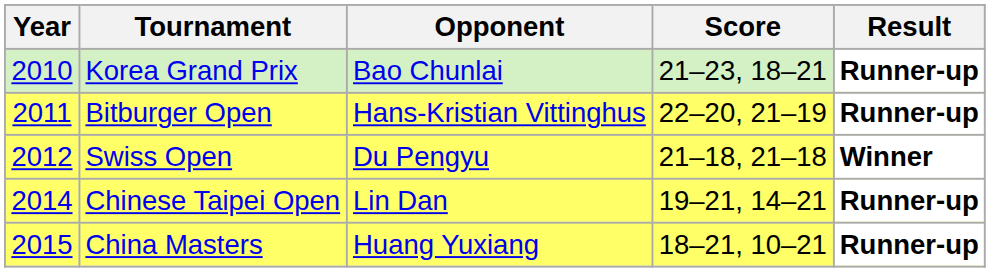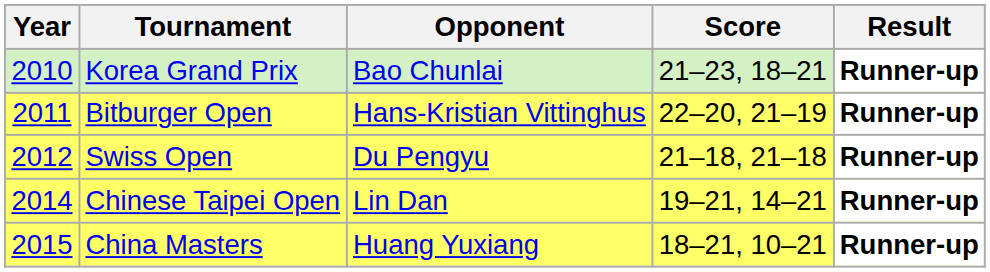(886, 157) Winner -> (909, 157) Runner-up
